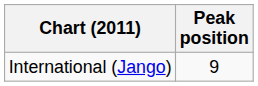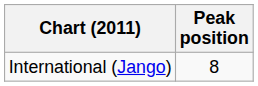(214, 66) 9 -> (214, 66) 8
